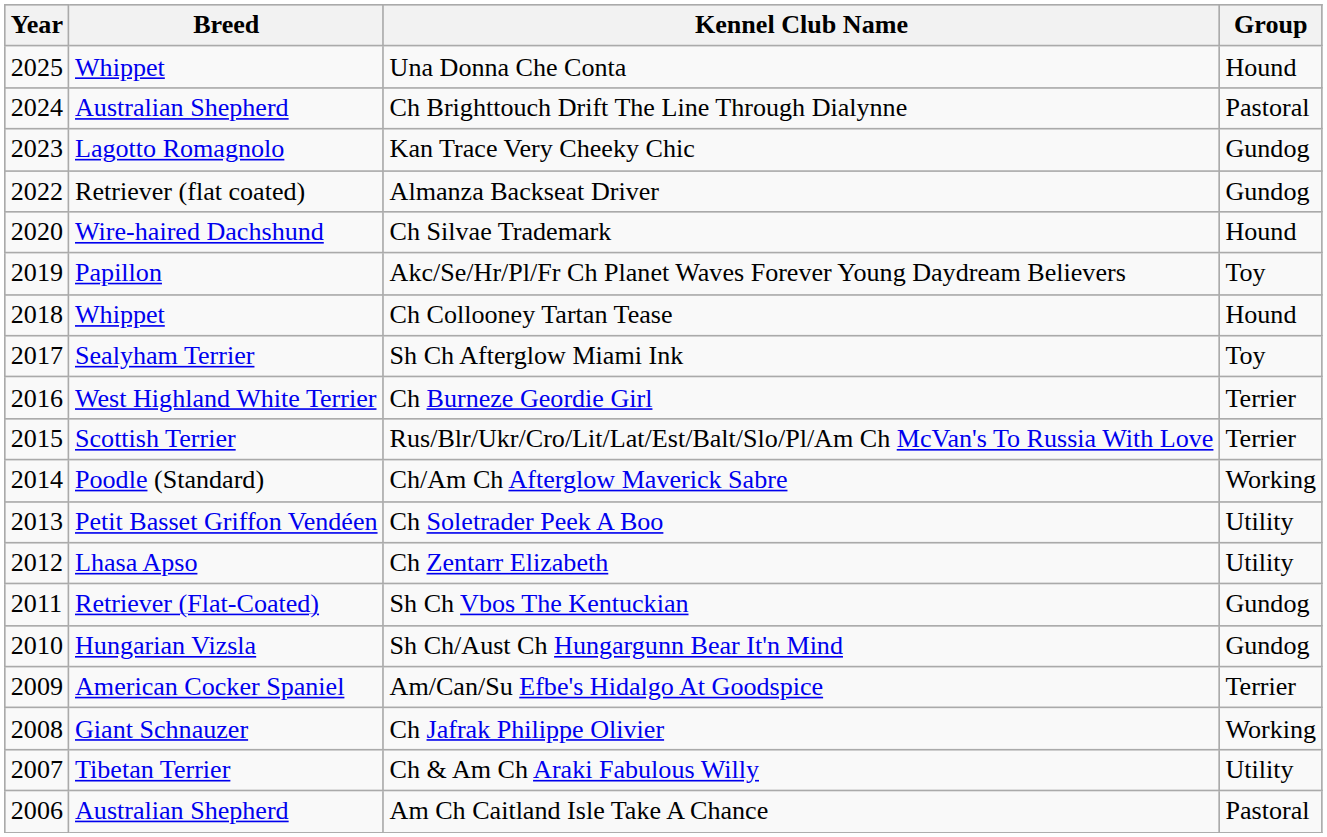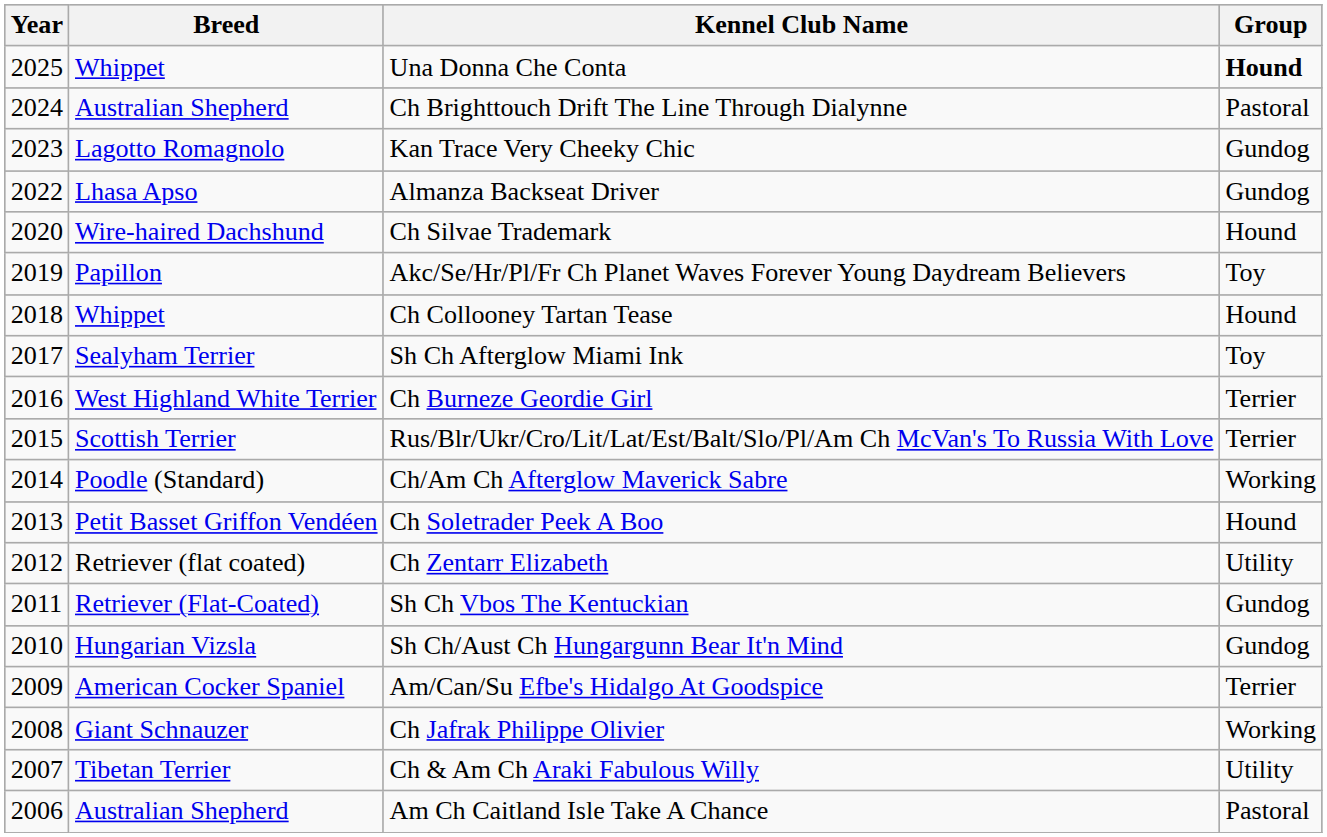(1261, 66) normal -> (1264, 66) bold
(190, 190) Retriever (flat coated) -> (136, 190) Lhasa Apso
(1260, 521) Utility -> (1261, 521) Hound
(136, 562) Lhasa Apso -> (190, 562) Retriever (flat coated)
